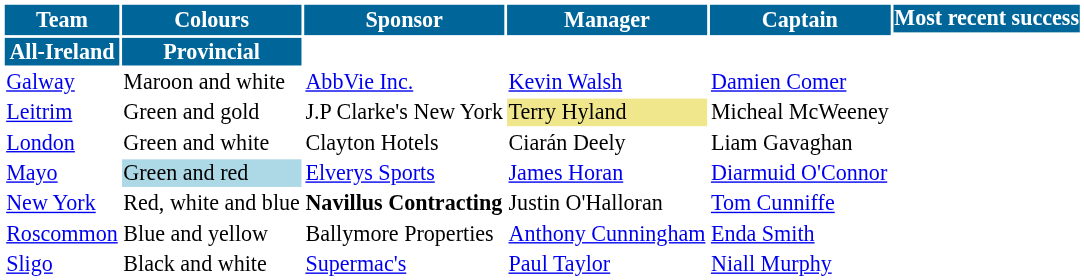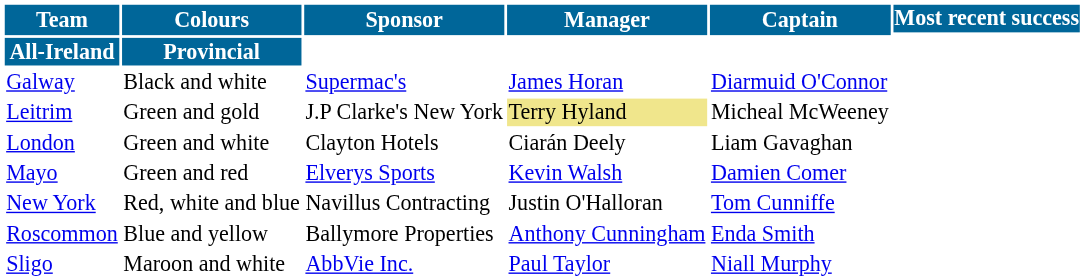(204, 81) Maroon and white -> (195, 81) Black and white
(359, 81) AbbVie Inc. -> (356, 81) Supermac's
(565, 81) Kevin Walsh -> (566, 81) James Horan
(779, 81) Damien Comer -> (799, 81) Diarmuid O'Connor
(186, 172) lightblue background -> (186, 172) no background
(566, 172) James Horan -> (565, 172) Kevin Walsh
(799, 172) Diarmuid O'Connor -> (779, 172) Damien Comer
(404, 203) bold -> (398, 203) normal
(195, 264) Black and white -> (204, 264) Maroon and white
(356, 264) Supermac's -> (359, 264) AbbVie Inc.
